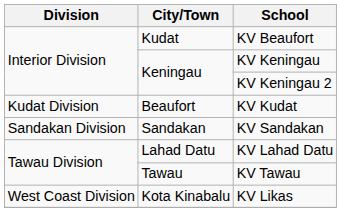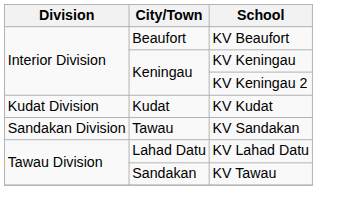(160, 38) Kudat -> (159, 38) Beaufort
(168, 106) Beaufort -> (151, 106) Kudat
(174, 128) Sandakan -> (153, 128) Tawau
(162, 173) Tawau -> (164, 173) Sandakan
- row: (265, 196)
